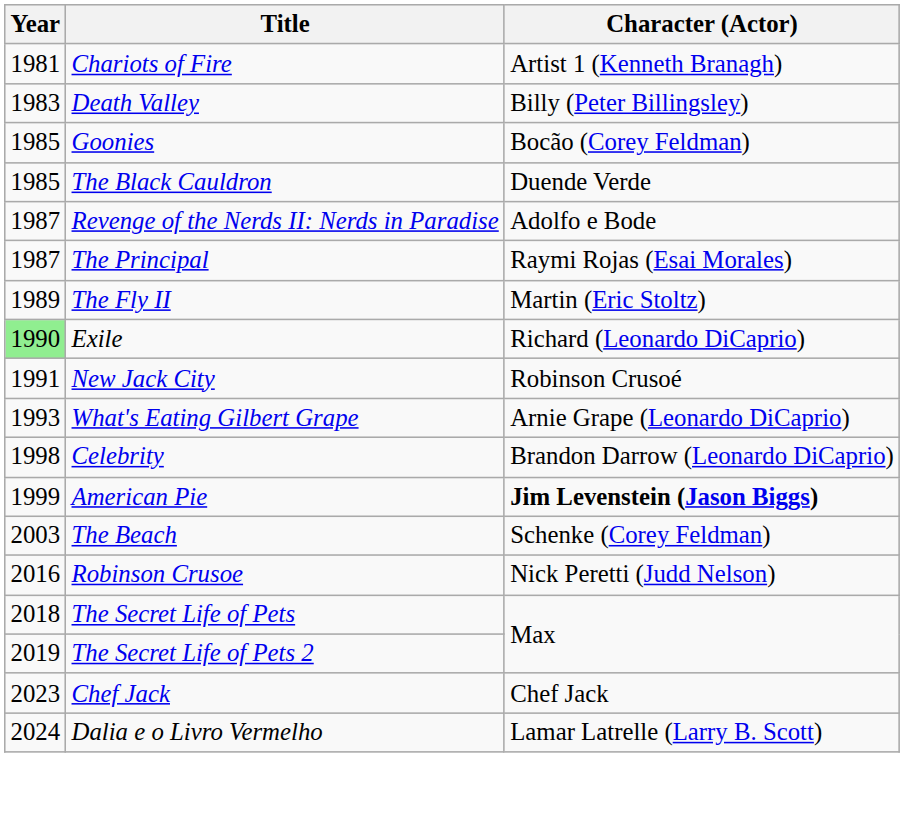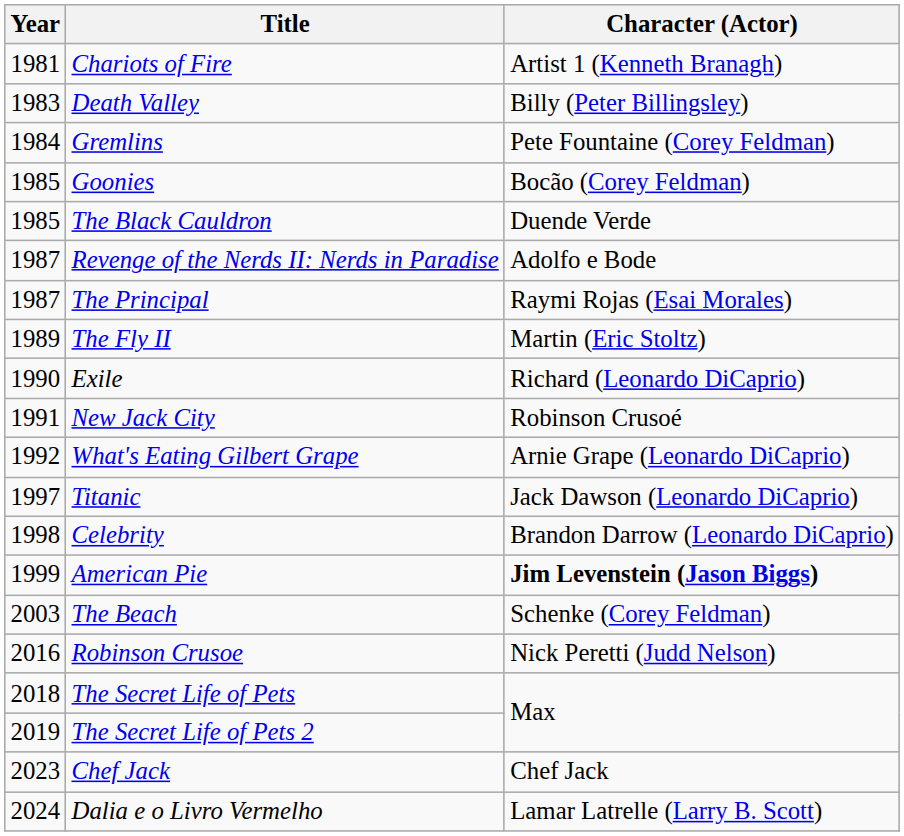+ row: (117, 142)
(35, 338) lightgreen background -> (35, 378) no background
(35, 417) 1993 -> (35, 456) 1992
+ row: (106, 496)
